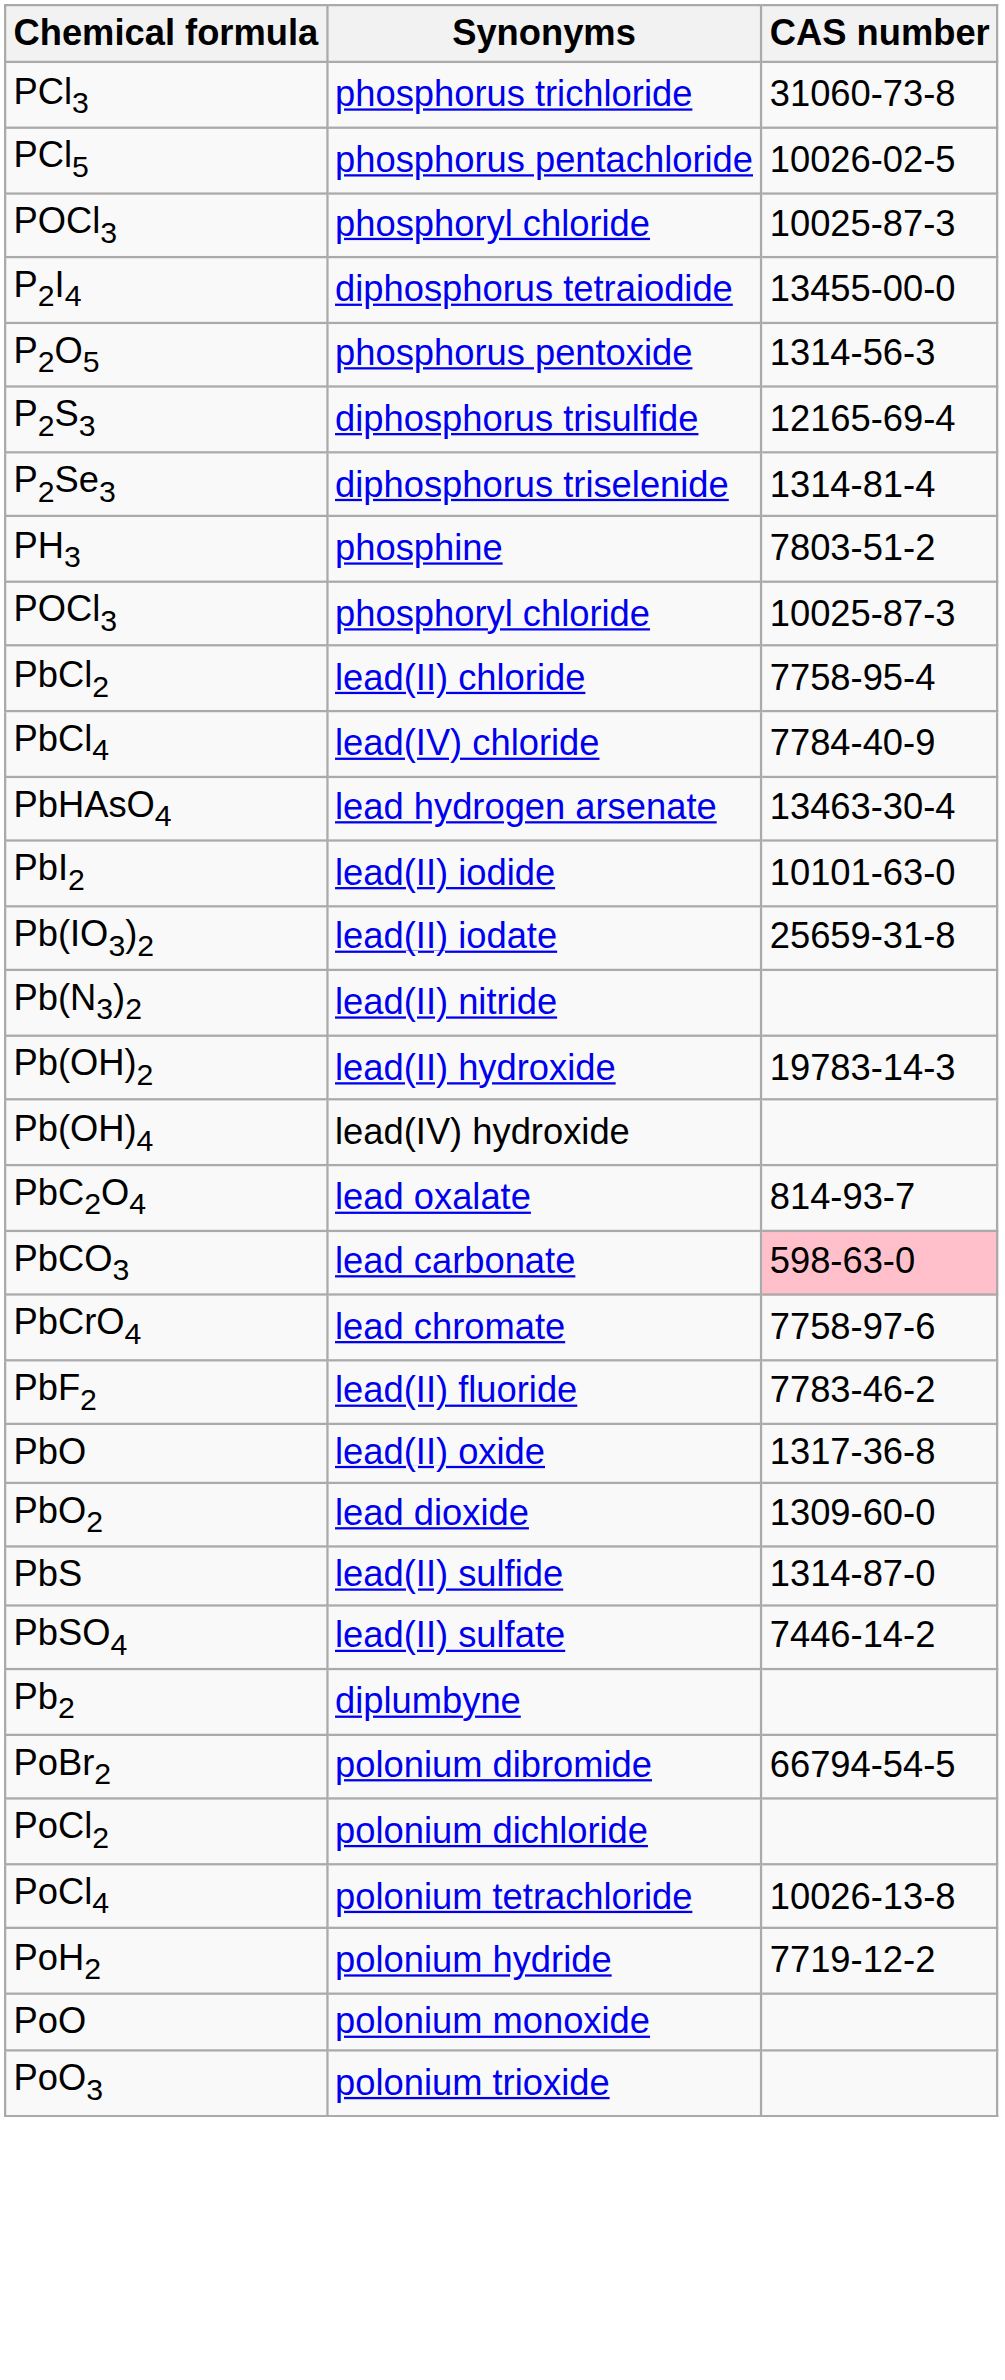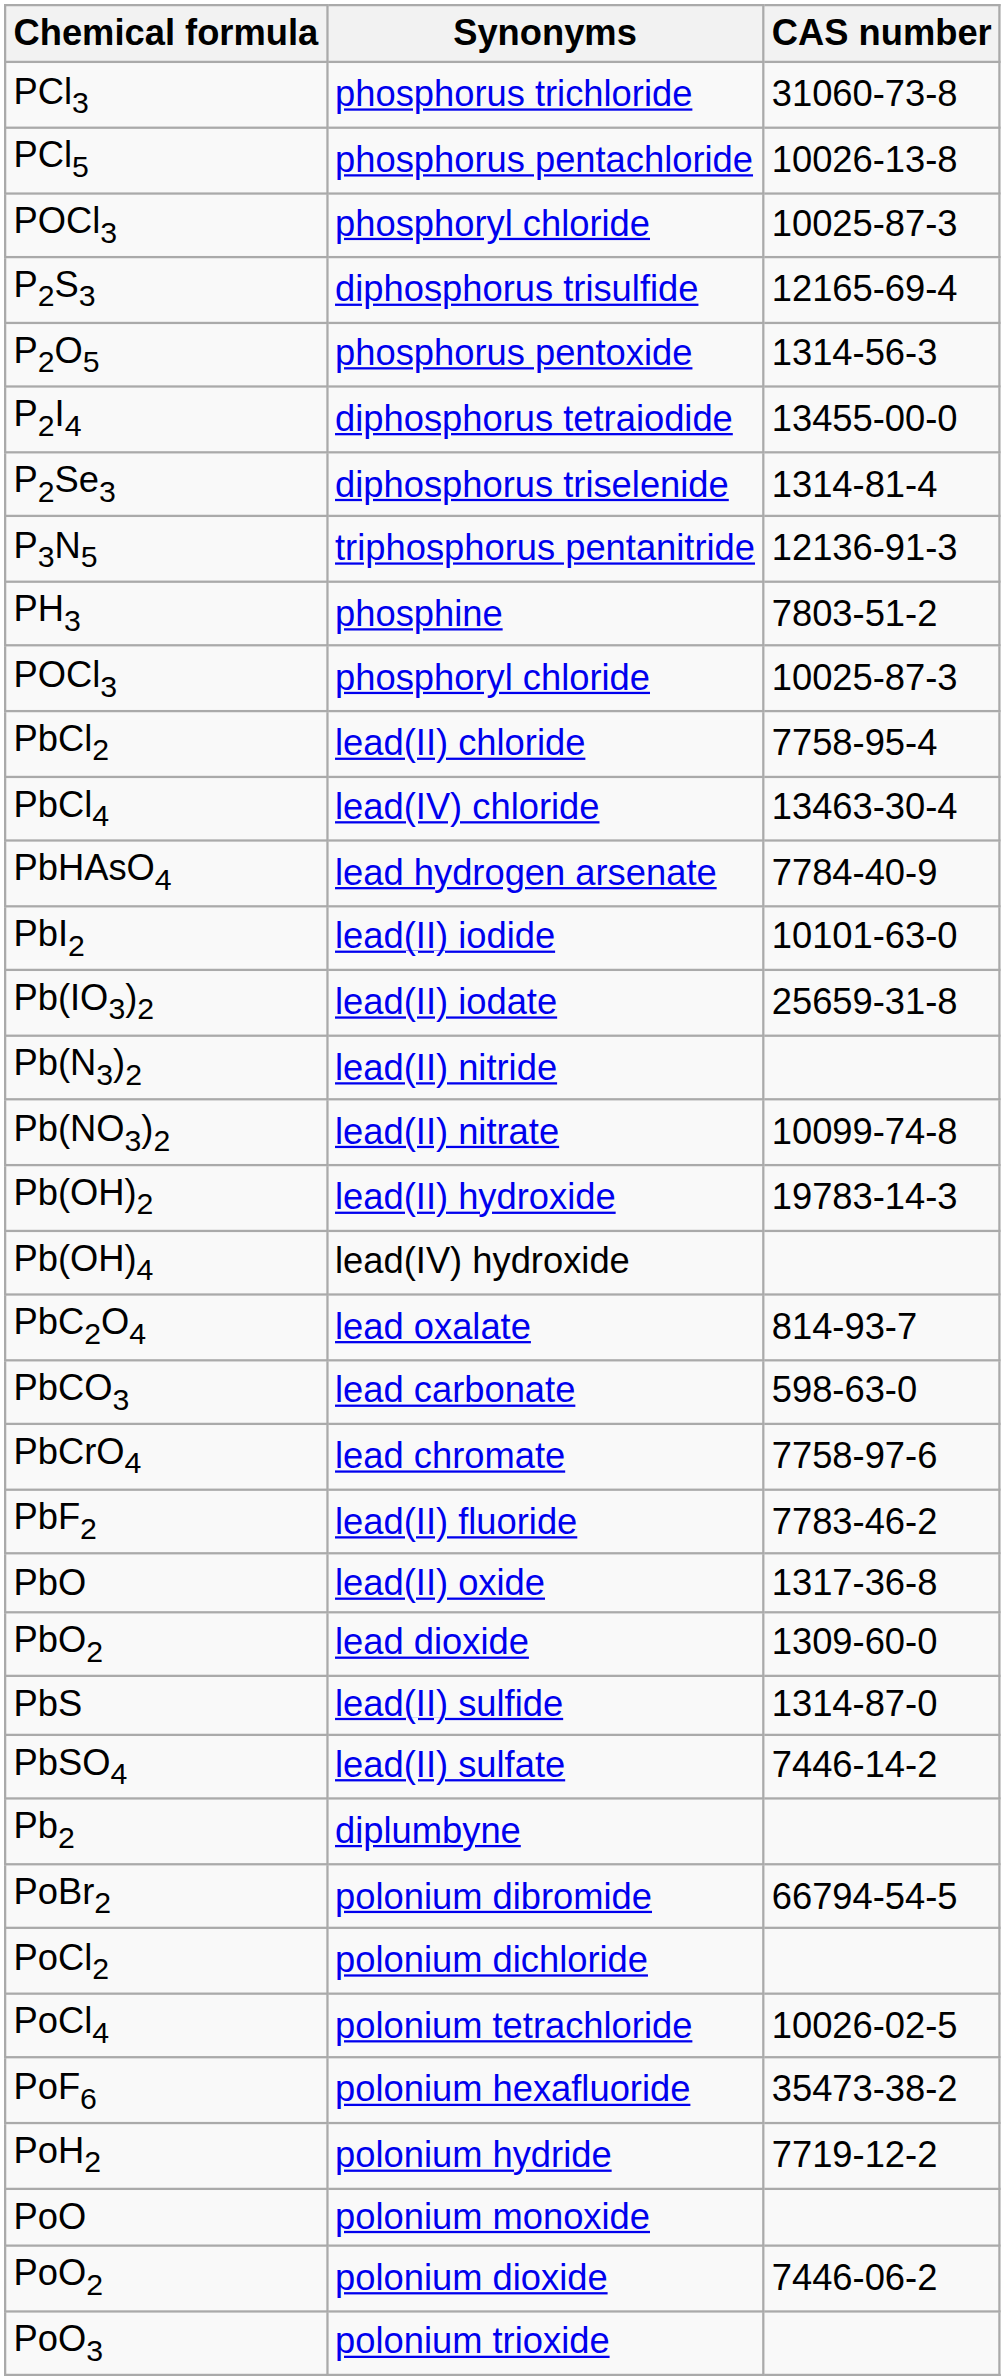(863, 159) 10026-02-5 -> (865, 159) 10026-13-8
rows swapped: (48, 290) <-> (55, 419)
+ row: (56, 549)
(853, 742) 7784-40-9 -> (865, 807) 13463-30-4
(863, 807) 13463-30-4 -> (855, 872) 7784-40-9
+ row: (92, 1133)
(842, 1261) pink background -> (844, 1391) no background
(863, 1895) 10026-13-8 -> (865, 2025) 10026-02-5
+ row: (55, 2091)
+ row: (58, 2278)
